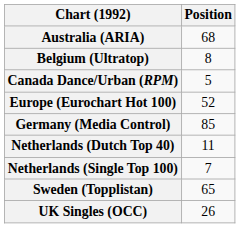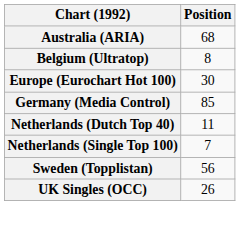- row: (93, 80)
(208, 102) 52 -> (208, 80) 30
(208, 189) 65 -> (208, 168) 56
